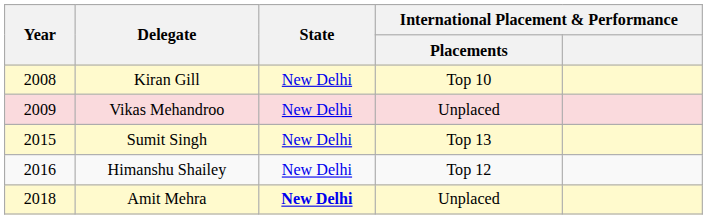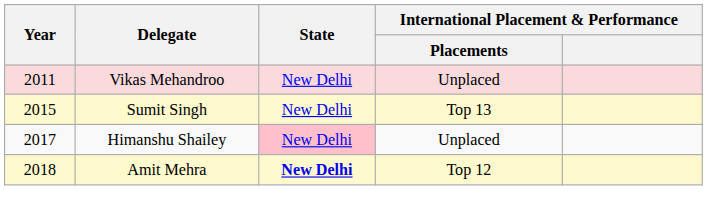- row: (167, 80)
(40, 110) 2009 -> (40, 80) 2011
(40, 170) 2016 -> (40, 140) 2017
(317, 170) no background -> (317, 140) pink background
(469, 170) Top 12 -> (469, 140) Unplaced
(469, 200) Unplaced -> (469, 170) Top 12
